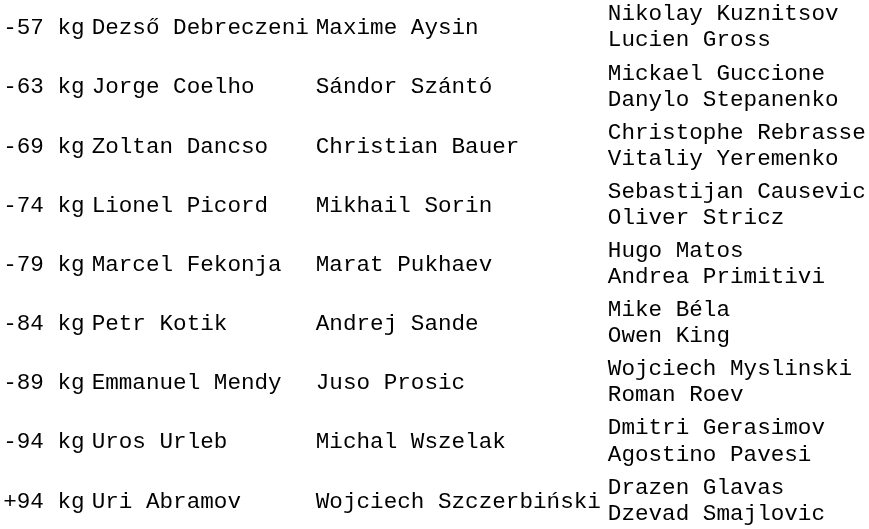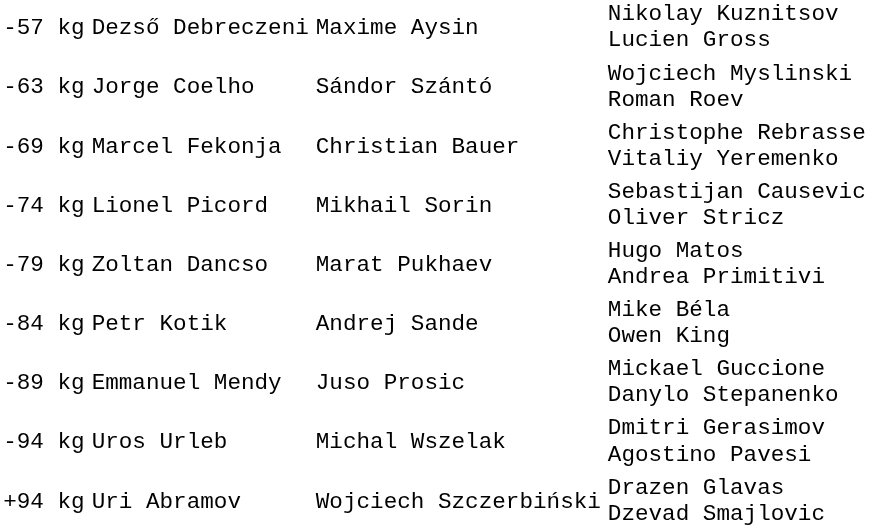(723, 86) Mickael Guccione Danylo Stepanenko -> (730, 86) Wojciech Myslinski Roman Roev
(180, 146) Zoltan Dancso -> (187, 146) Marcel Fekonja
(187, 264) Marcel Fekonja -> (180, 264) Zoltan Dancso
(730, 382) Wojciech Myslinski Roman Roev -> (723, 382) Mickael Guccione Danylo Stepanenko
